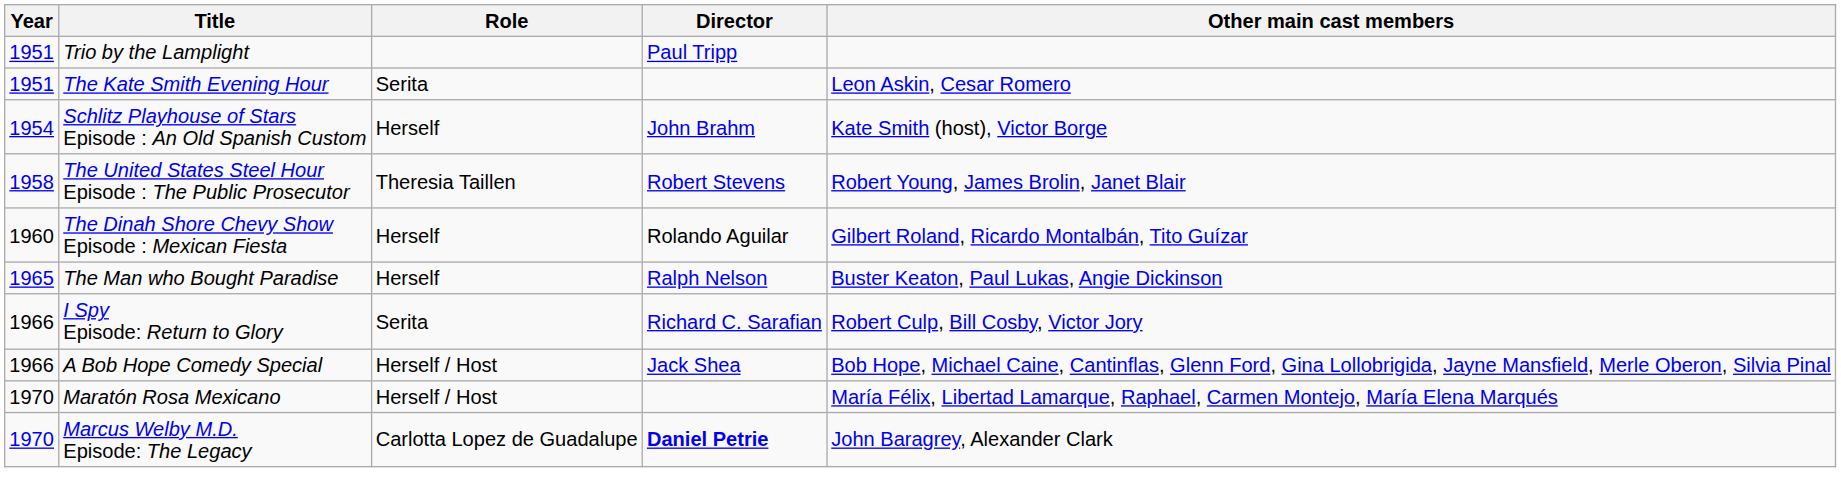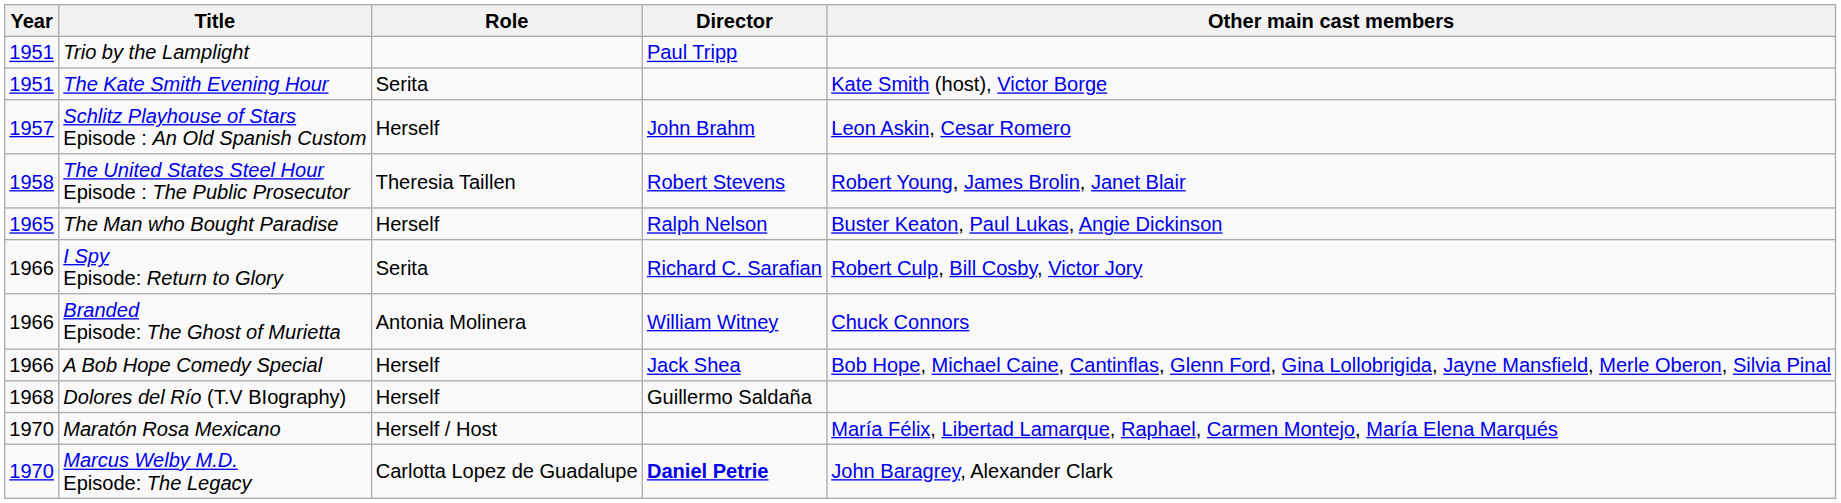(951, 84) Leon Askin, Cesar Romero -> (969, 84) Kate Smith (host), Victor Borge
(32, 127) 1954 -> (32, 127) 1957
(969, 127) Kate Smith (host), Victor Borge -> (951, 127) Leon Askin, Cesar Romero
- row: (198, 236)
+ row: (202, 322)
(436, 365) Herself / Host -> (407, 365) Herself
+ row: (205, 396)
